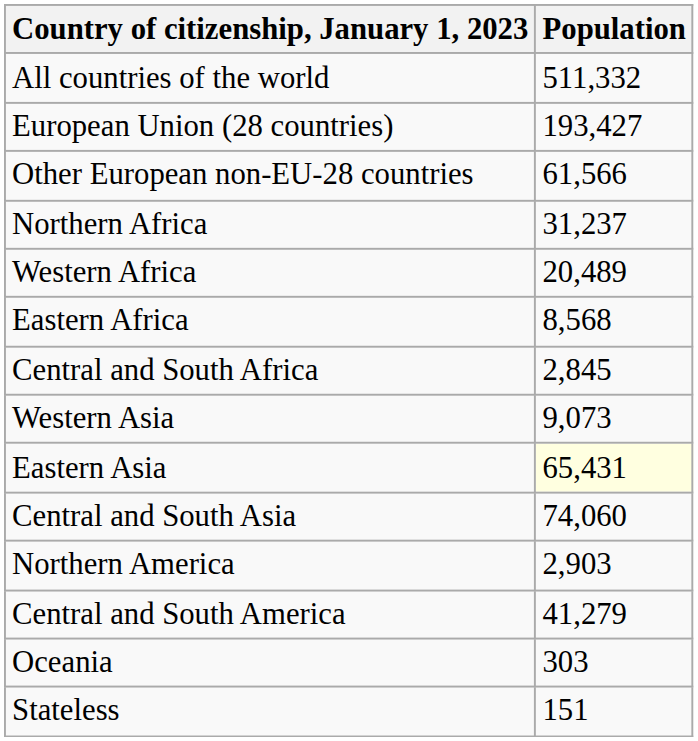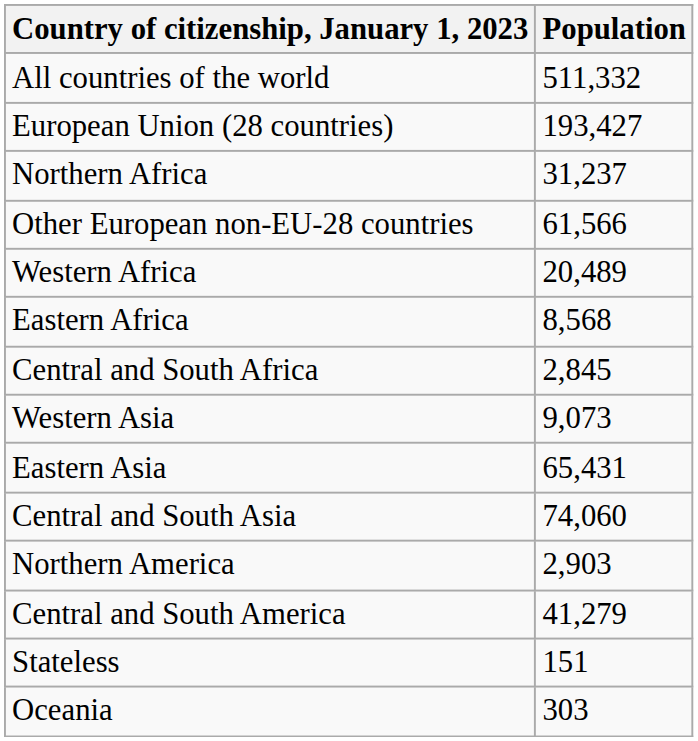rows swapped: (243, 175) <-> (110, 223)
(585, 467) lightyellow background -> (585, 467) no background
rows swapped: (62, 662) <-> (66, 710)
